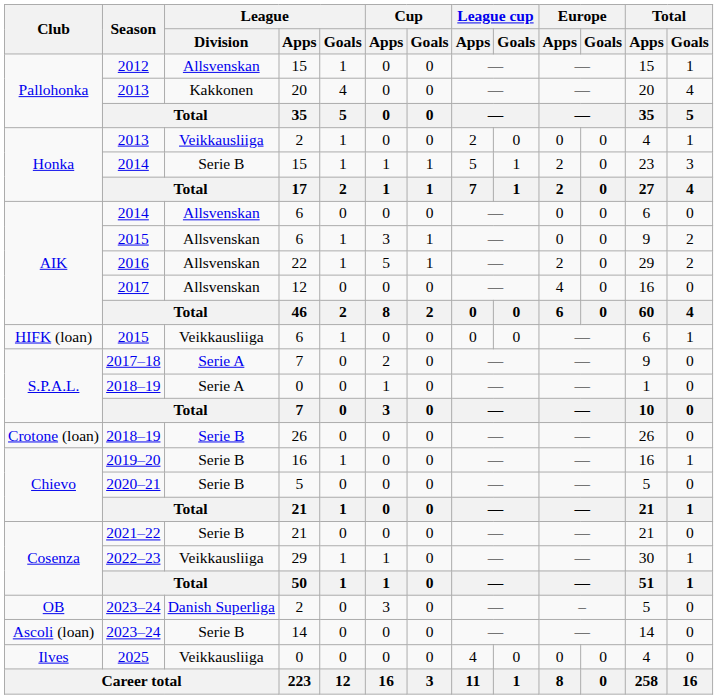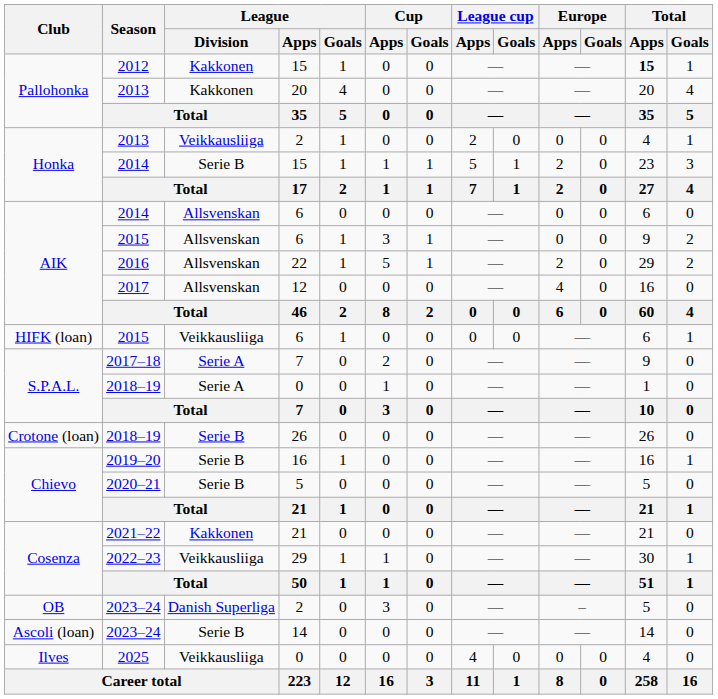(221, 66) Allsvenskan -> (221, 66) Kakkonen
(646, 66) normal -> (646, 66) bold
(221, 533) Serie B -> (221, 533) Kakkonen
